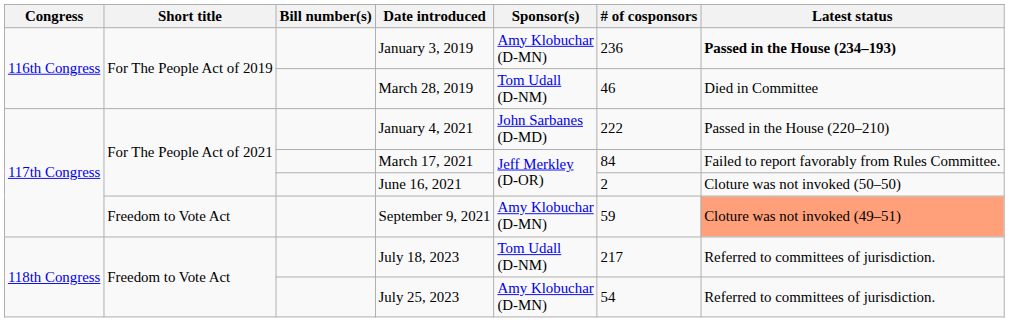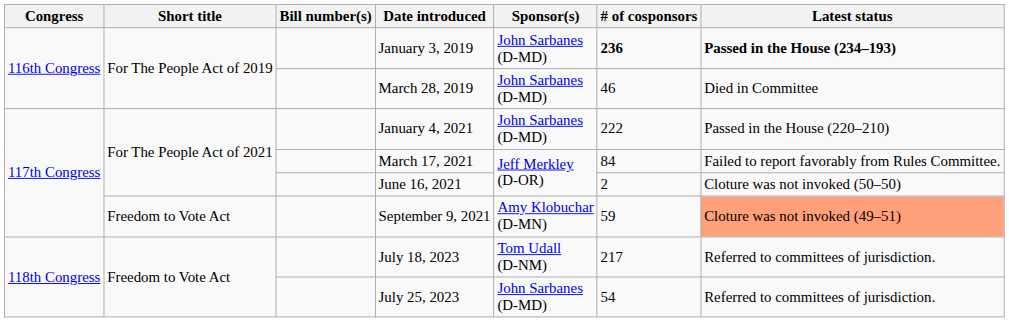(546, 48) Amy Klobuchar (D-MN) -> (540, 48) John Sarbanes (D-MD)
(612, 48) normal -> (612, 48) bold
(529, 88) Tom Udall (D-NM) -> (540, 88) John Sarbanes (D-MD)
(546, 297) Amy Klobuchar (D-MN) -> (540, 297) John Sarbanes (D-MD)
